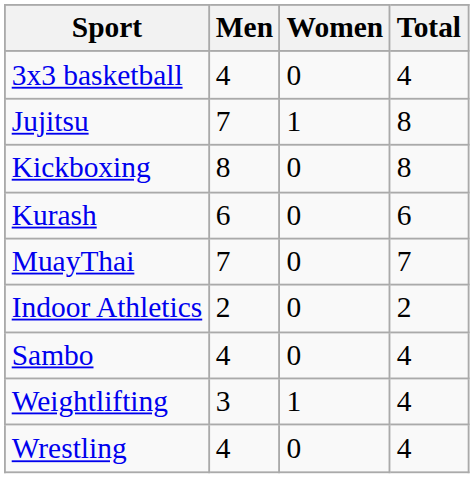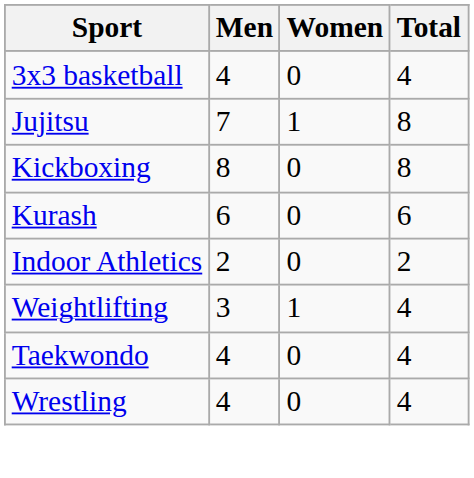- row: (73, 261)
- row: (53, 354)
+ row: (80, 354)
